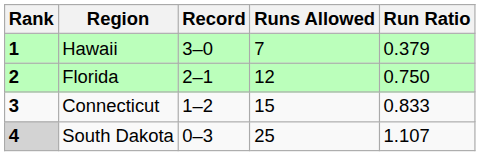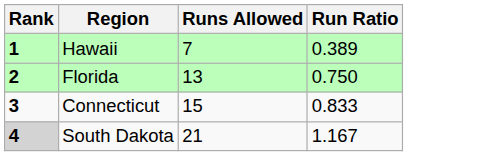- column: (214, 19)
(407, 48) 0.379 -> (335, 48) 0.389
(264, 77) 12 -> (193, 77) 13
(264, 135) 25 -> (193, 135) 21
(407, 135) 1.107 -> (335, 135) 1.167
